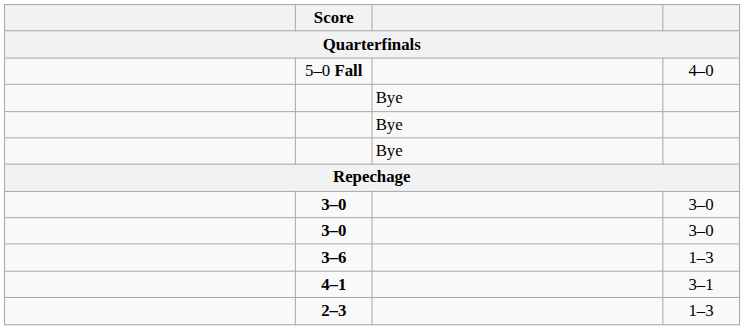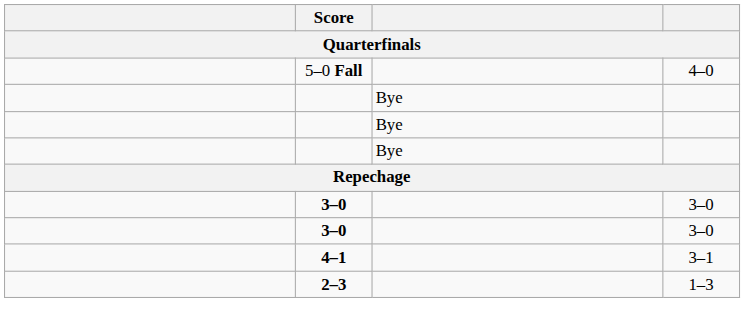- row: (334, 257)
